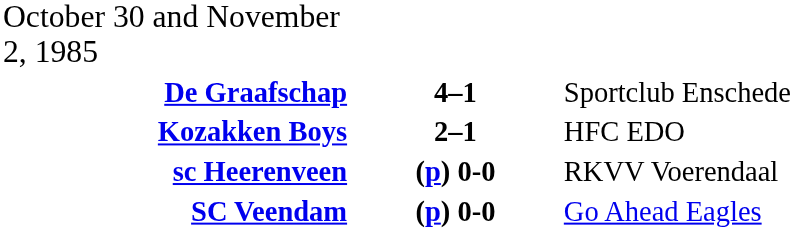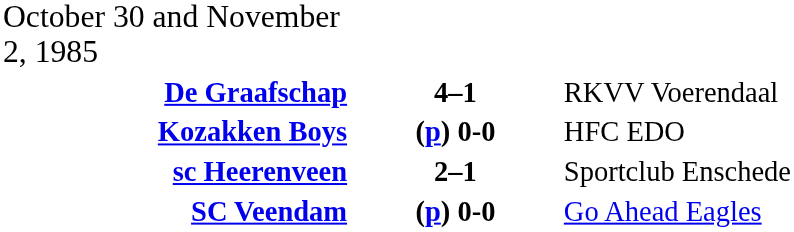(677, 92) Sportclub Enschede -> (671, 92) RKVV Voerendaal
(455, 132) 2–1 -> (455, 132) (p) 0-0
(455, 171) (p) 0-0 -> (455, 171) 2–1
(671, 171) RKVV Voerendaal -> (677, 171) Sportclub Enschede
